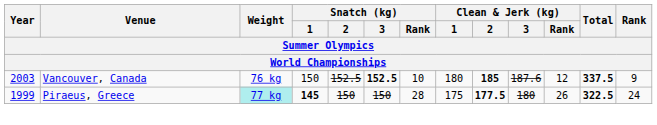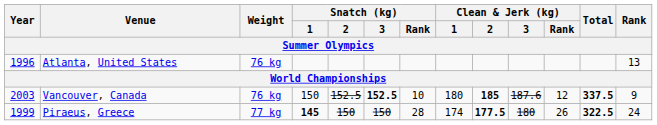+ row: (110, 62)
(266, 95) paleturquoise background -> (266, 112) no background
(454, 95) 175 -> (454, 112) 174
